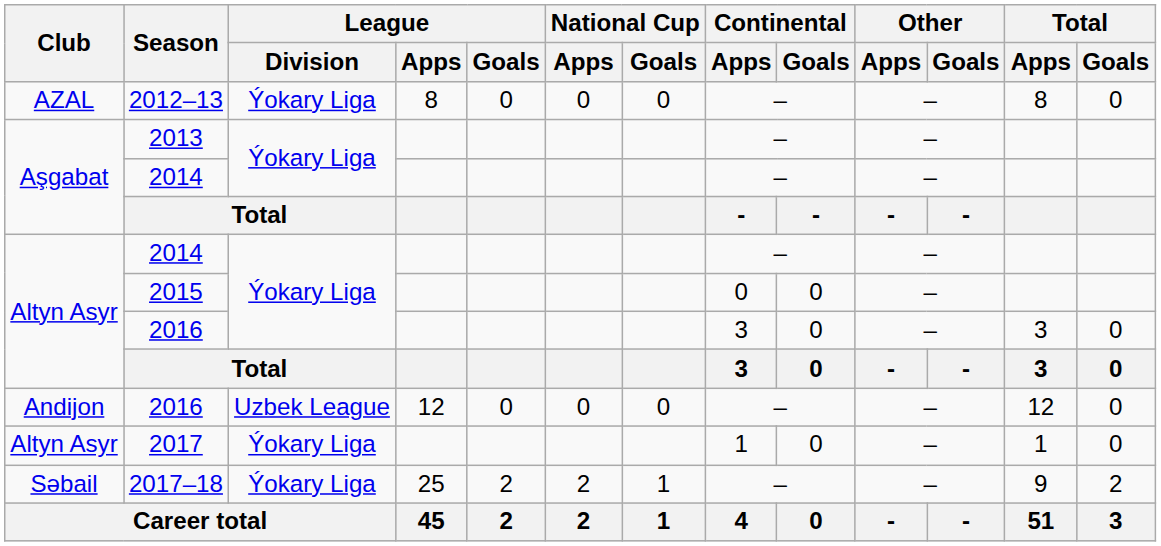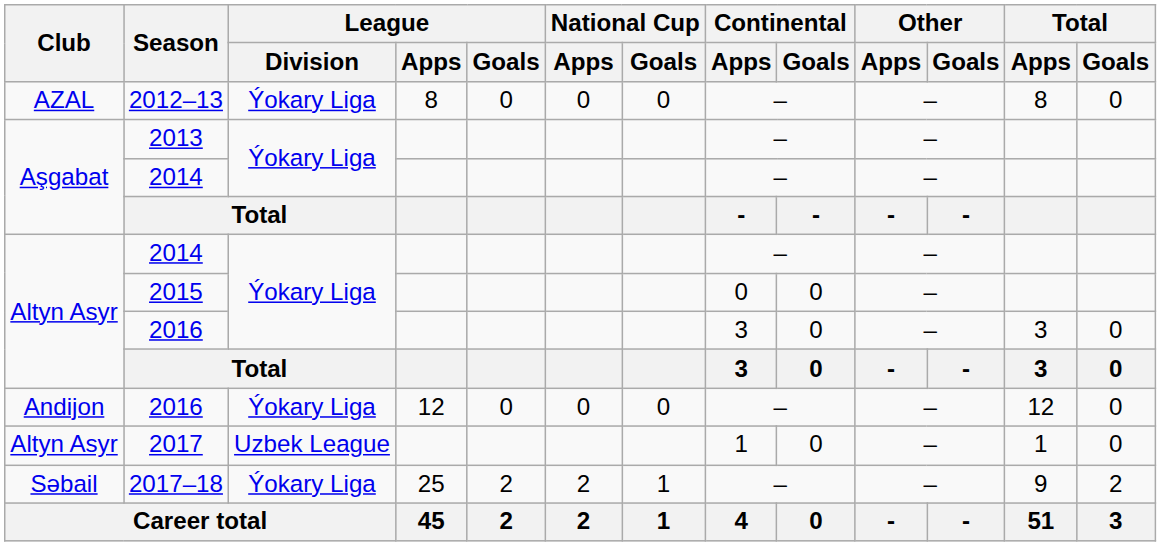(312, 406) Uzbek League -> (312, 406) Ýokary Liga
(312, 445) Ýokary Liga -> (312, 445) Uzbek League
